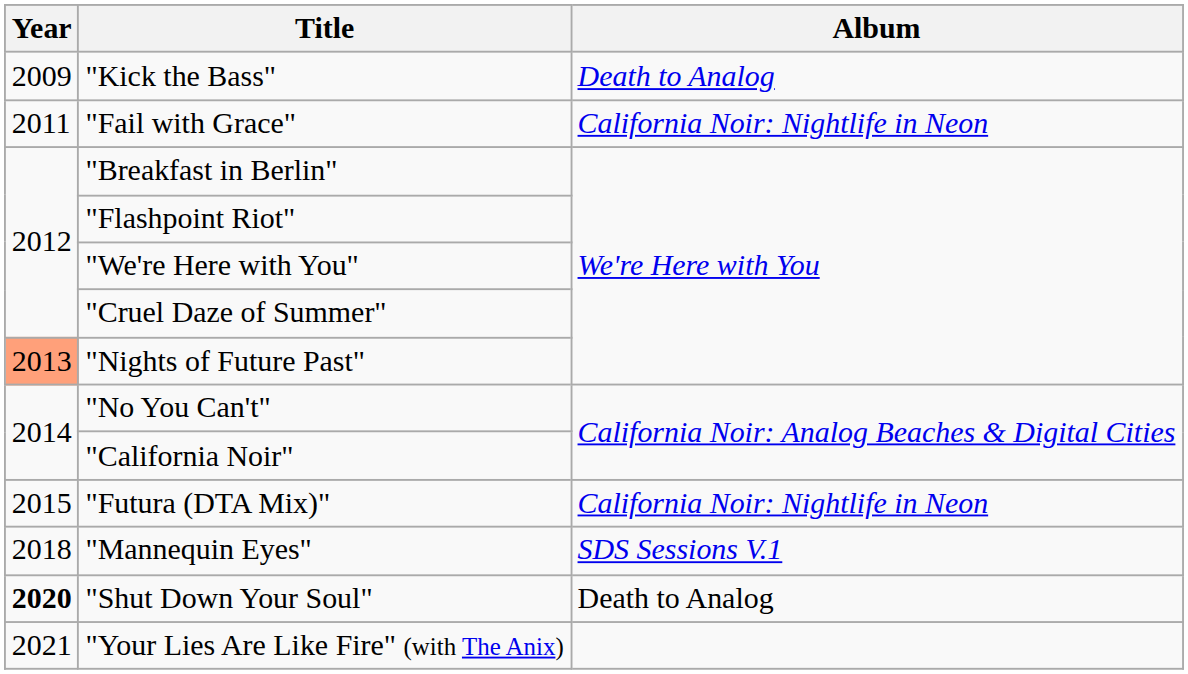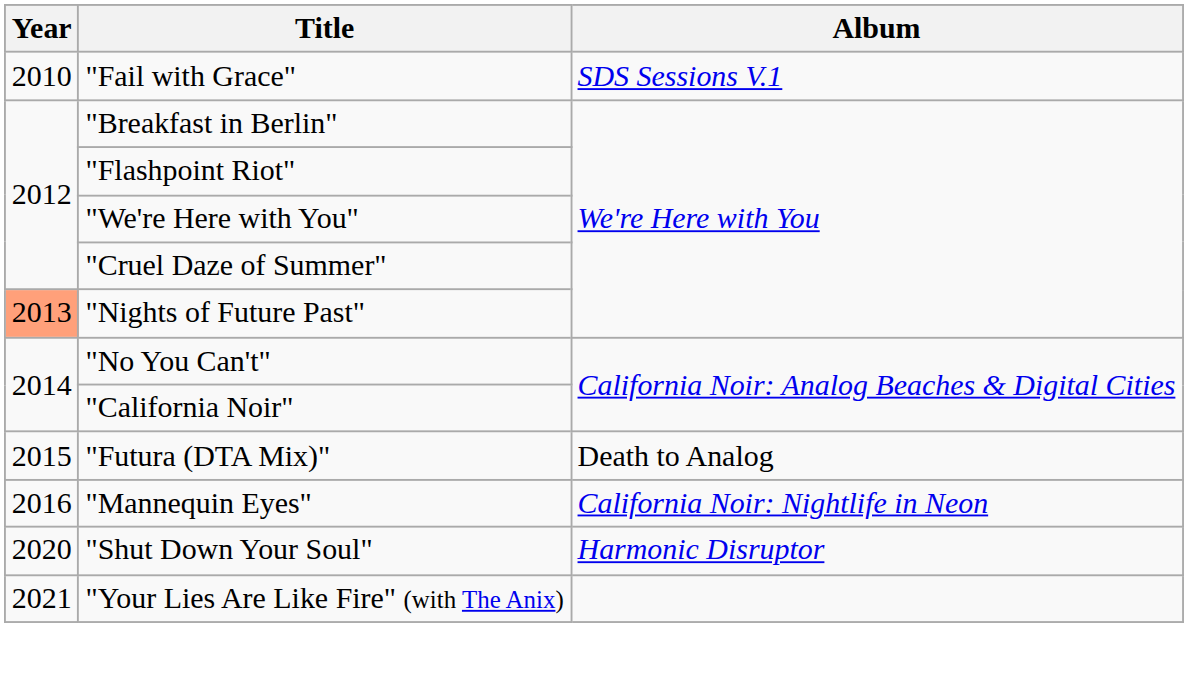- row: (181, 75)
(41, 123) 2011 -> (42, 75) 2010
(783, 123) California Noir: Nightlife in Neon -> (680, 75) SDS Sessions V.1
(783, 502) California Noir: Nightlife in Neon -> (676, 455) Death to Analog
(42, 550) 2018 -> (42, 502) 2016
(680, 550) SDS Sessions V.1 -> (783, 502) California Noir: Nightlife in Neon
(42, 597) bold -> (42, 550) normal
(676, 597) Death to Analog -> (701, 550) Harmonic Disruptor
